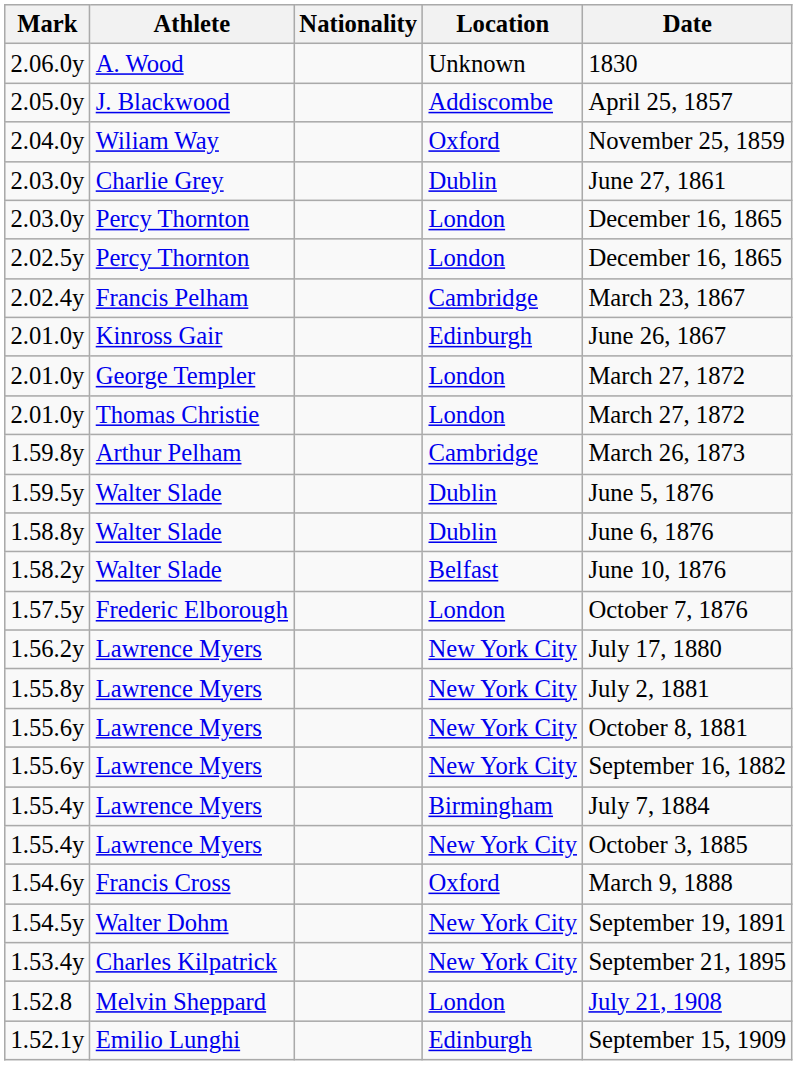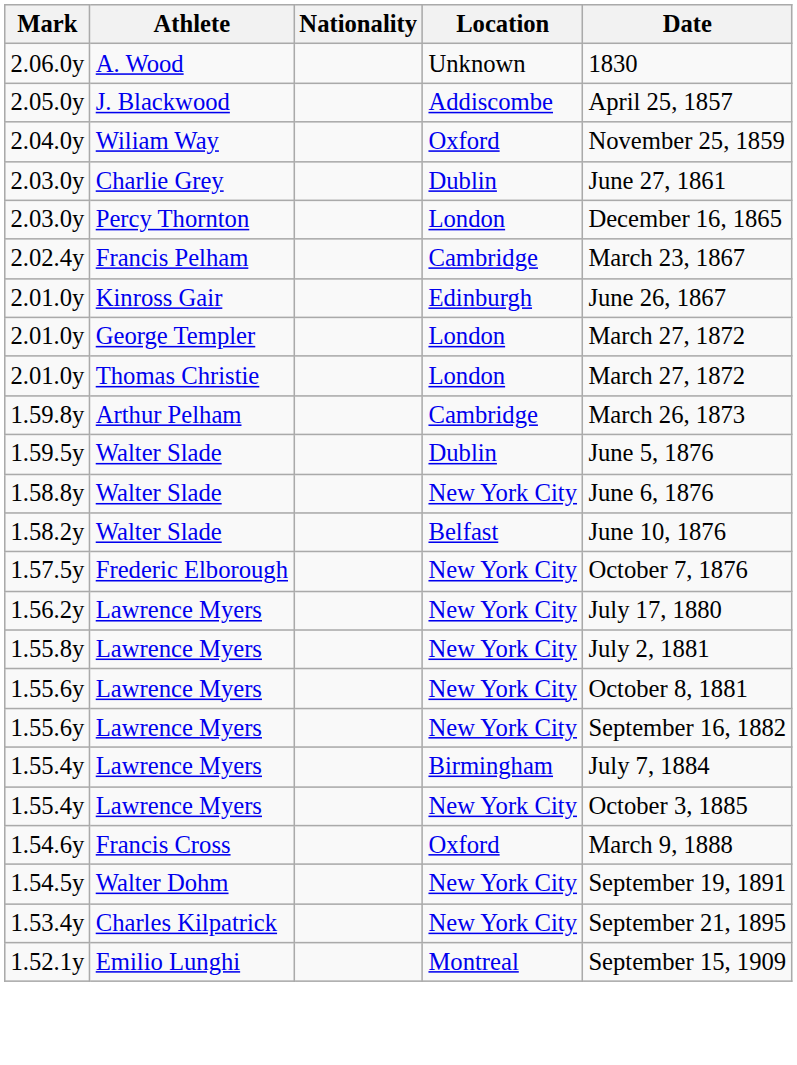- row: (47, 258)
(463, 532) Dublin -> (503, 492) New York City
(467, 610) London -> (503, 571) New York City
- row: (41, 1000)
(480, 1040) Edinburgh -> (474, 961) Montreal
